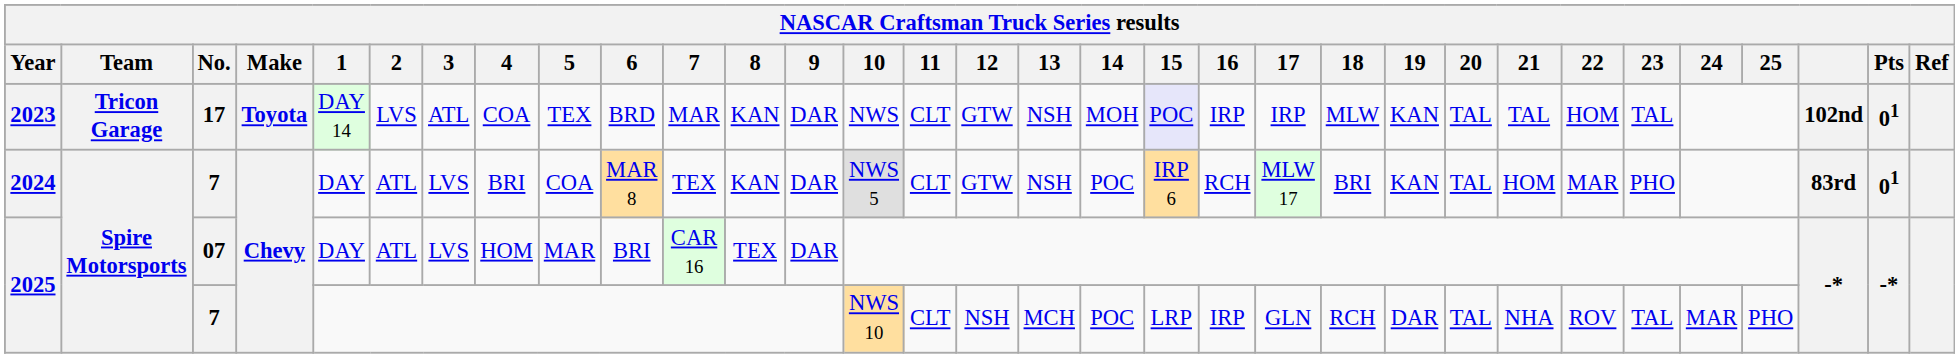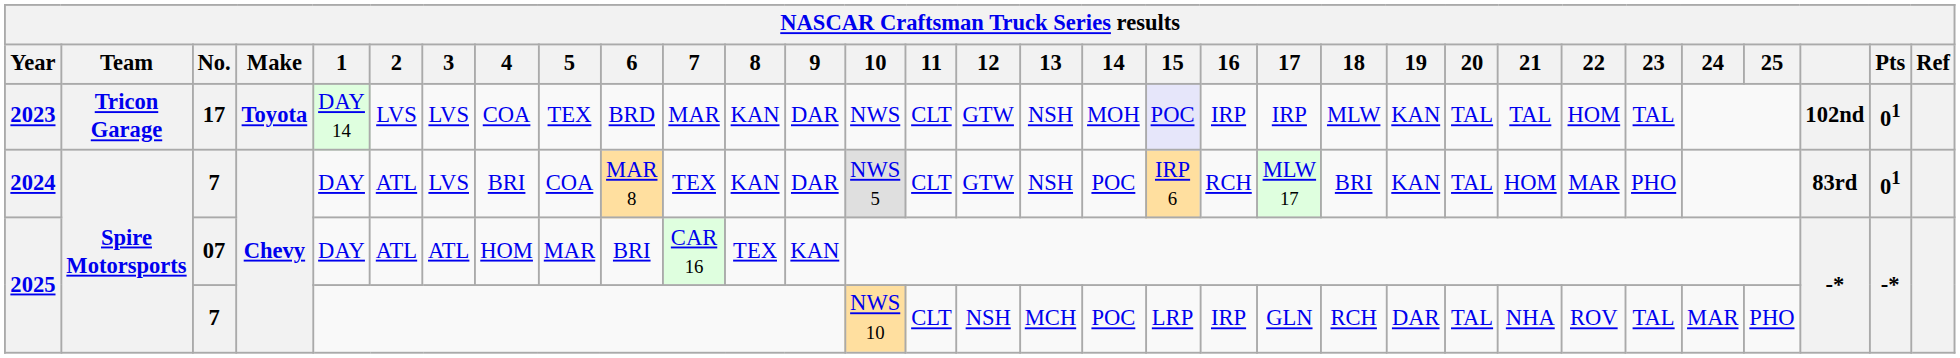(449, 116) ATL -> (449, 116) LVS
(449, 250) LVS -> (449, 250) ATL
(814, 250) DAR -> (815, 250) KAN
